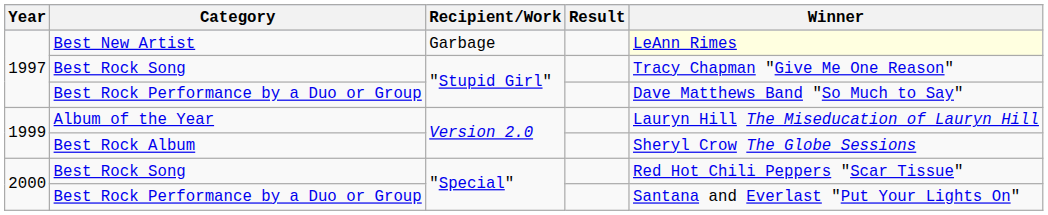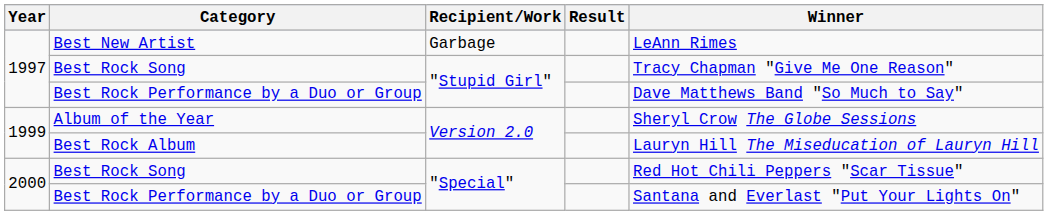(685, 43) lightyellow background -> (685, 43) no background
(836, 120) Lauryn Hill The Miseducation of Lauryn Hill -> (775, 120) Sheryl Crow The Globe Sessions
(775, 146) Sheryl Crow The Globe Sessions -> (836, 146) Lauryn Hill The Miseducation of Lauryn Hill
